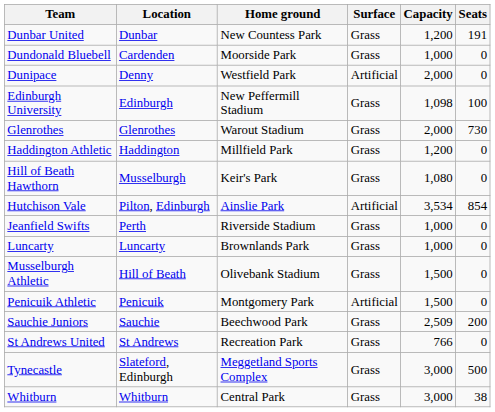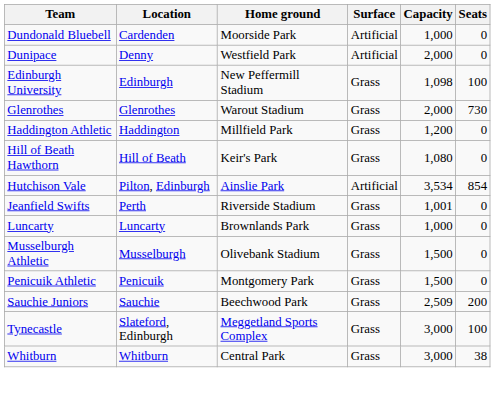- row: (46, 34)
(365, 55) Grass -> (374, 34) Artificial
(152, 178) Musselburgh -> (152, 158) Hill of Beath
(438, 226) 1,000 -> (438, 205) 1,001
(152, 273) Hill of Beath -> (152, 253) Musselburgh
(374, 301) Artificial -> (365, 281) Grass
- row: (56, 342)
(477, 369) 500 -> (477, 328) 100
